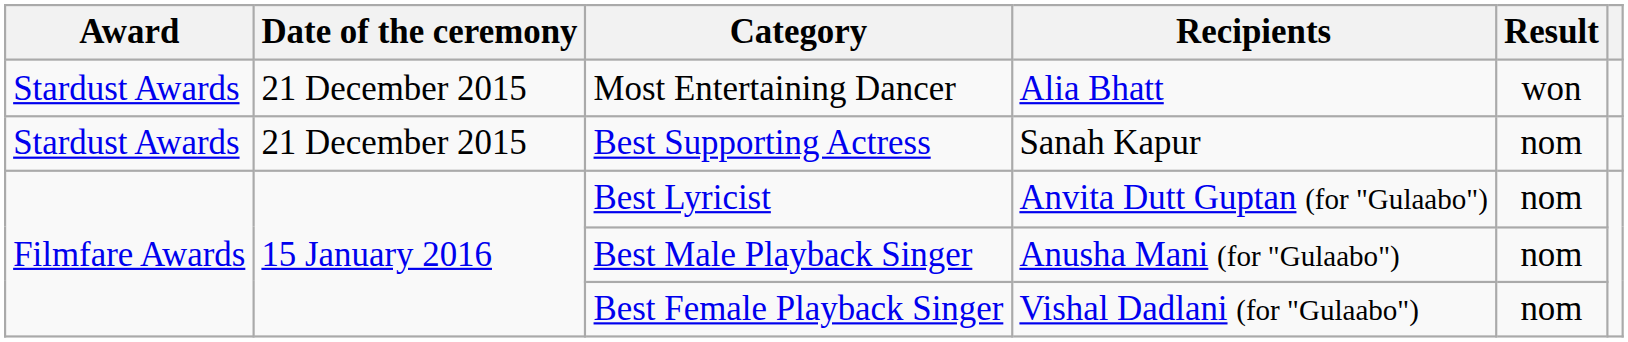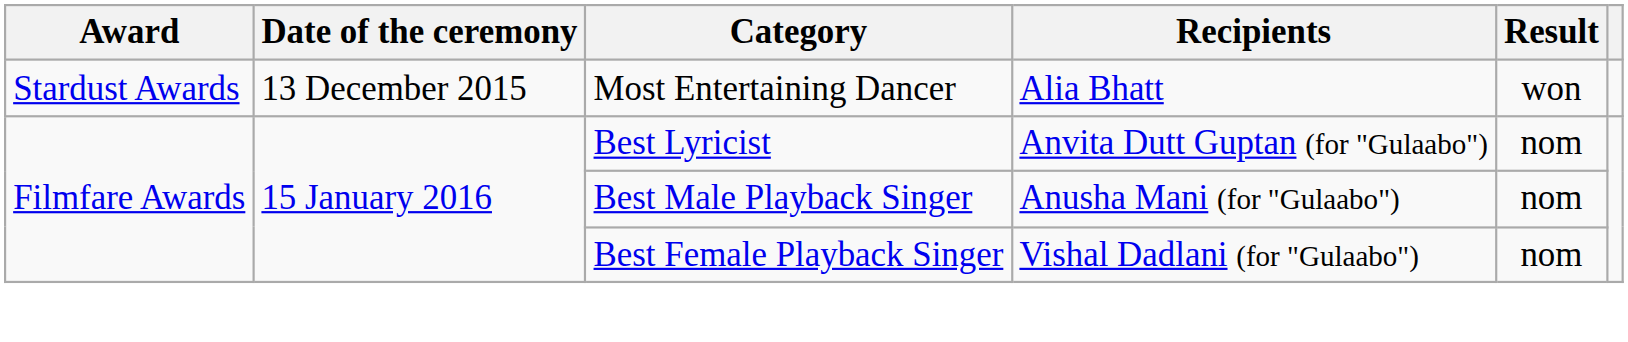(394, 87) 21 December 2015 -> (394, 87) 13 December 2015
- row: (762, 142)
